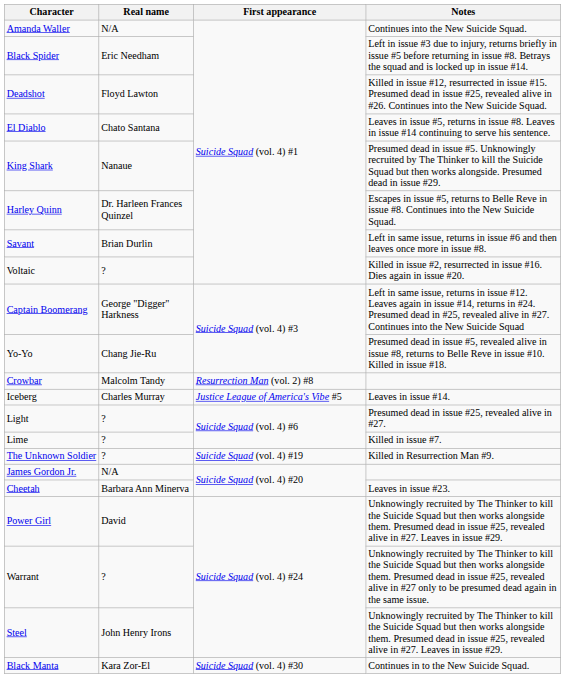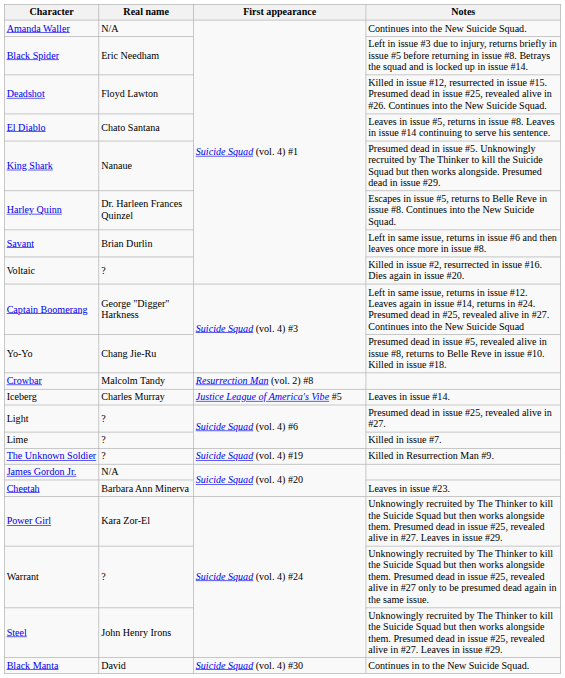(114, 521) David -> (126, 521) Kara Zor-El
(126, 665) Kara Zor-El -> (114, 665) David
